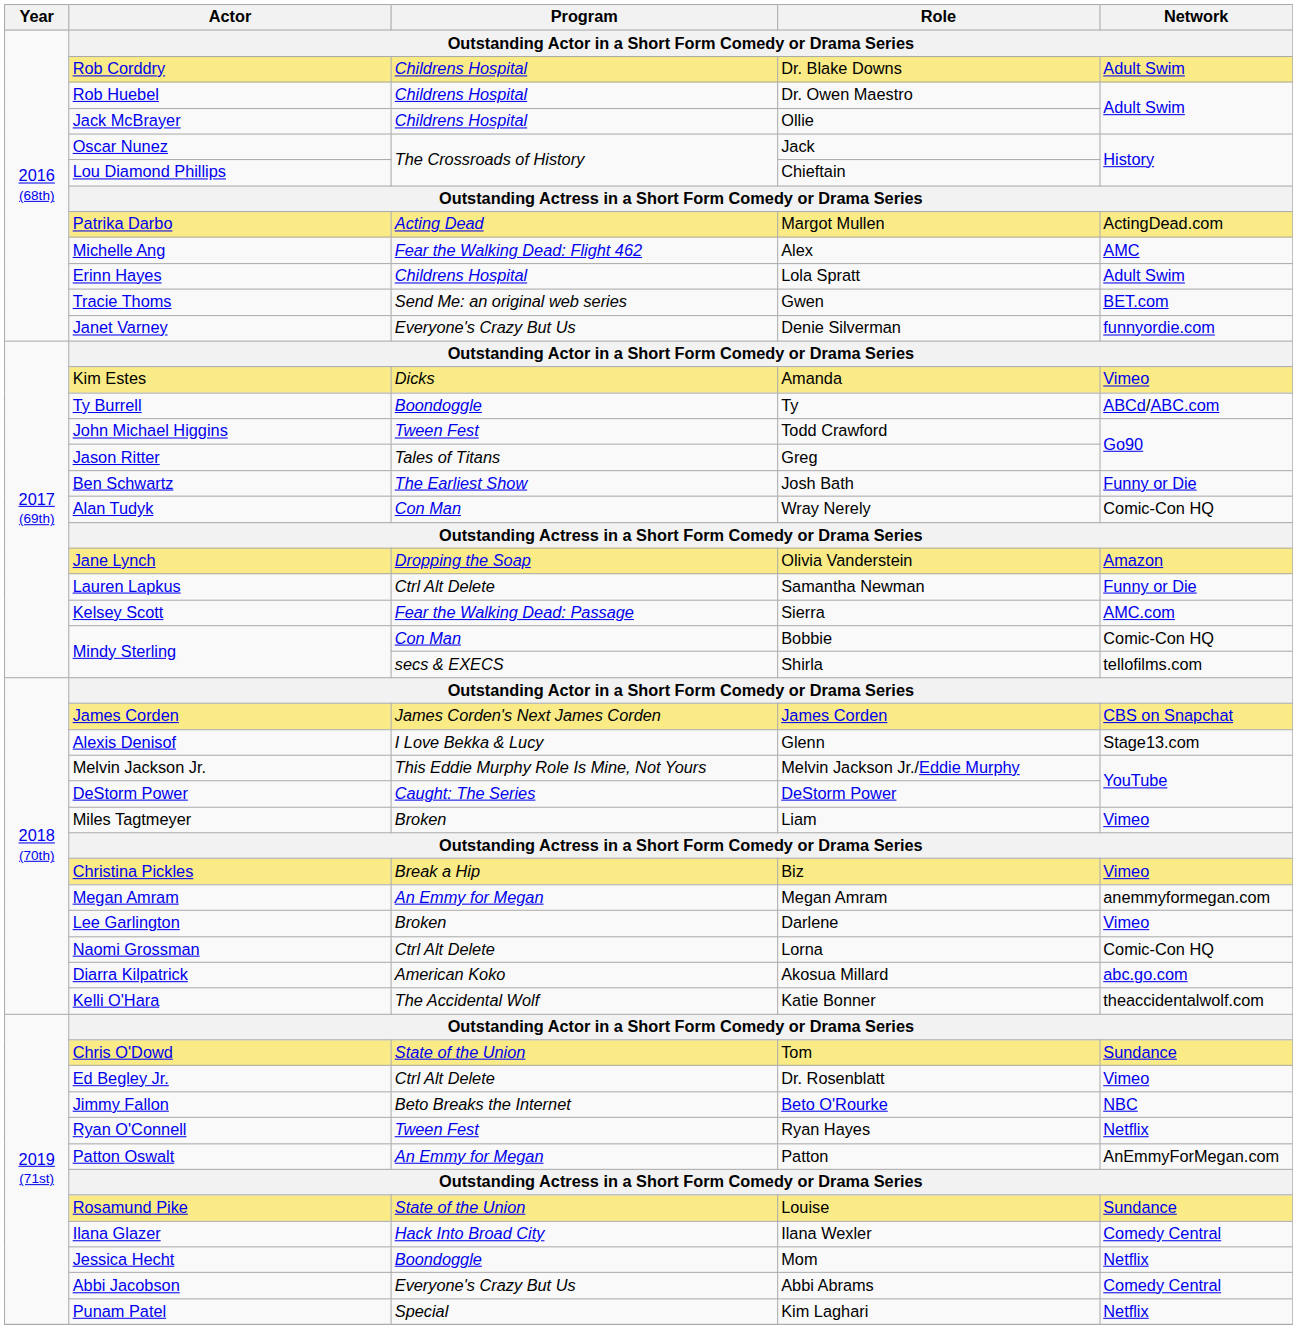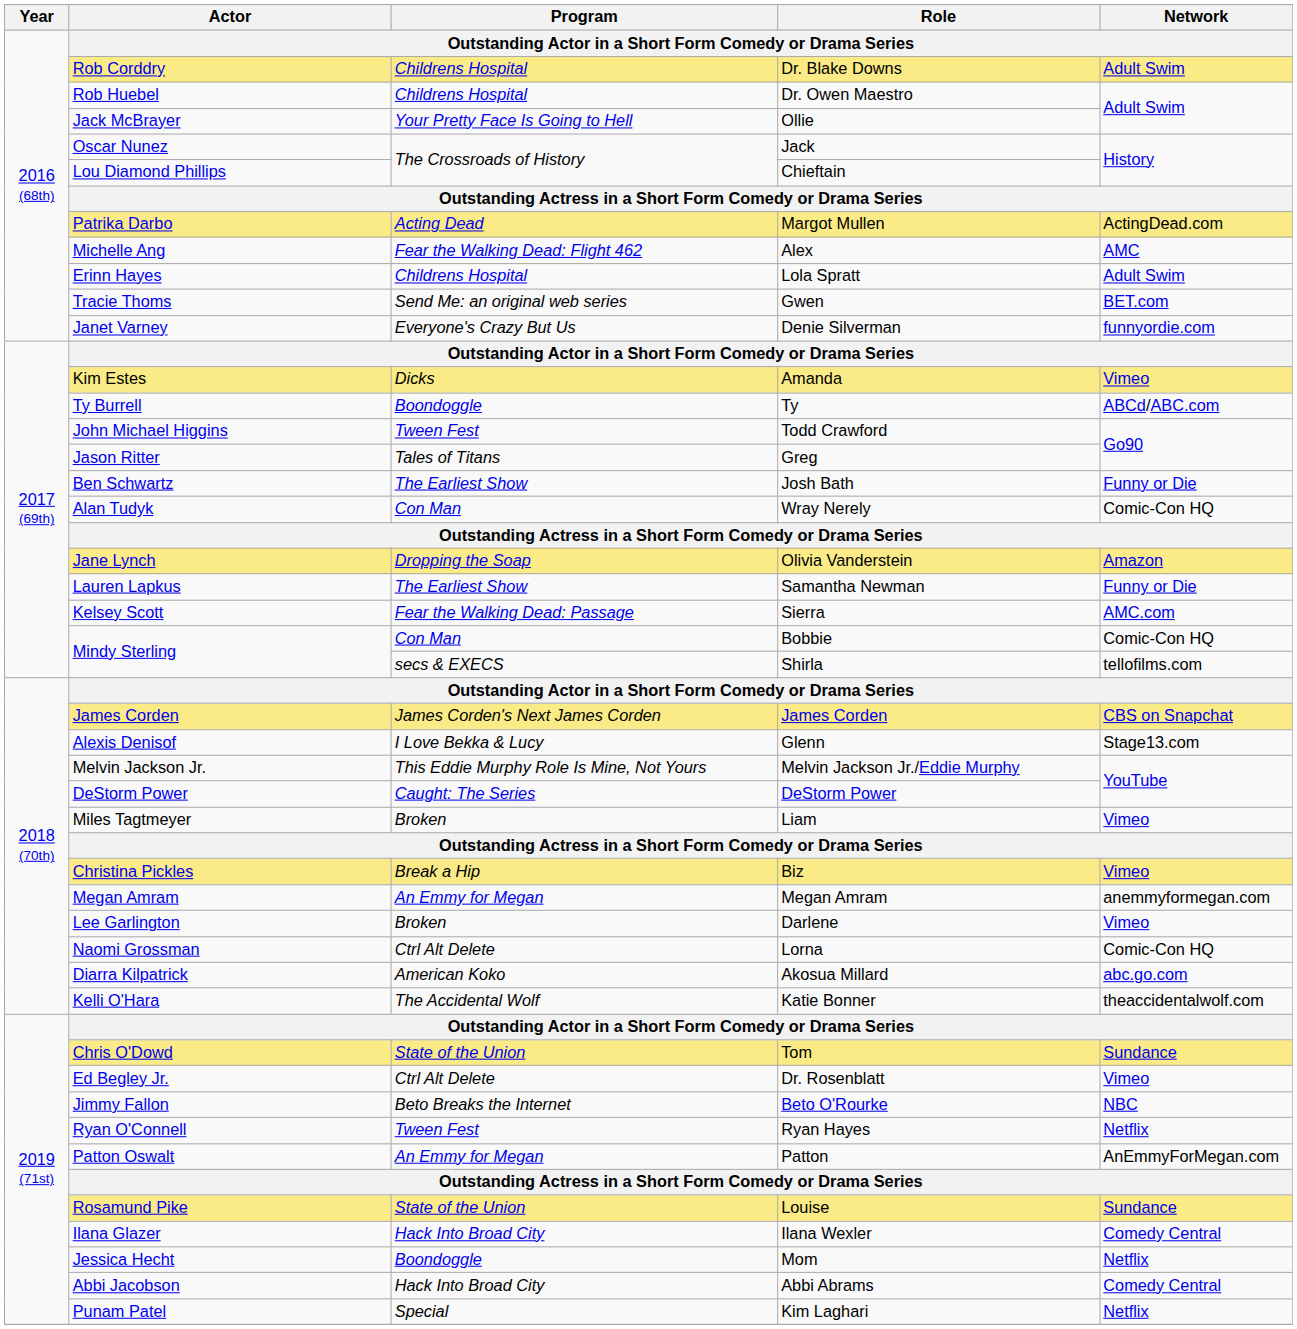(461, 120) Childrens Hospital -> (514, 120) Your Pretty Face Is Going to Hell
(445, 586) Ctrl Alt Delete -> (461, 586) The Earliest Show
(485, 1285) Everyone's Crazy But Us -> (470, 1285) Hack Into Broad City
